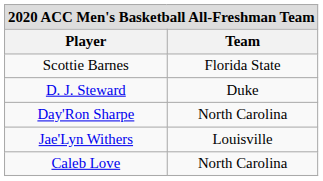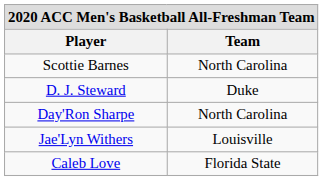(243, 66) Florida State -> (243, 66) North Carolina
(243, 163) North Carolina -> (243, 163) Florida State
